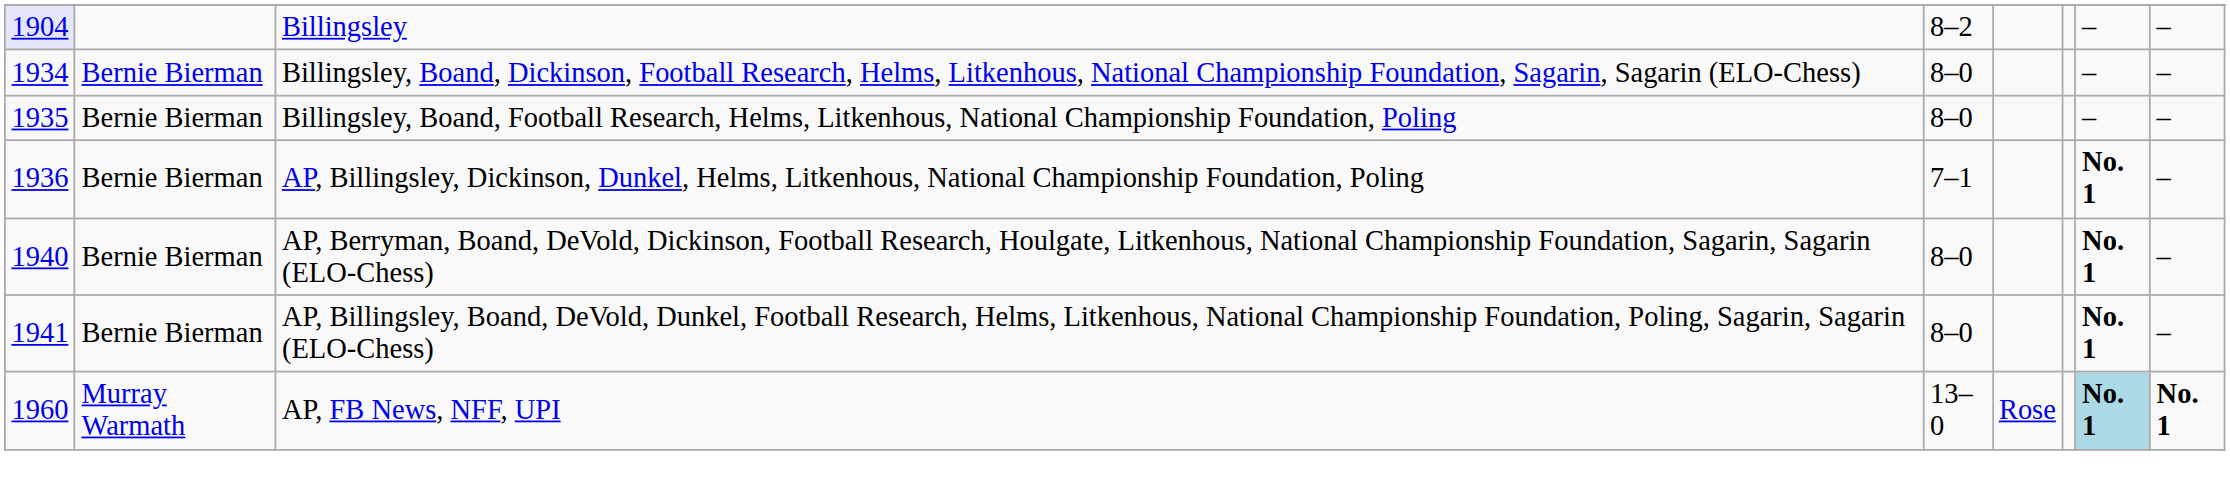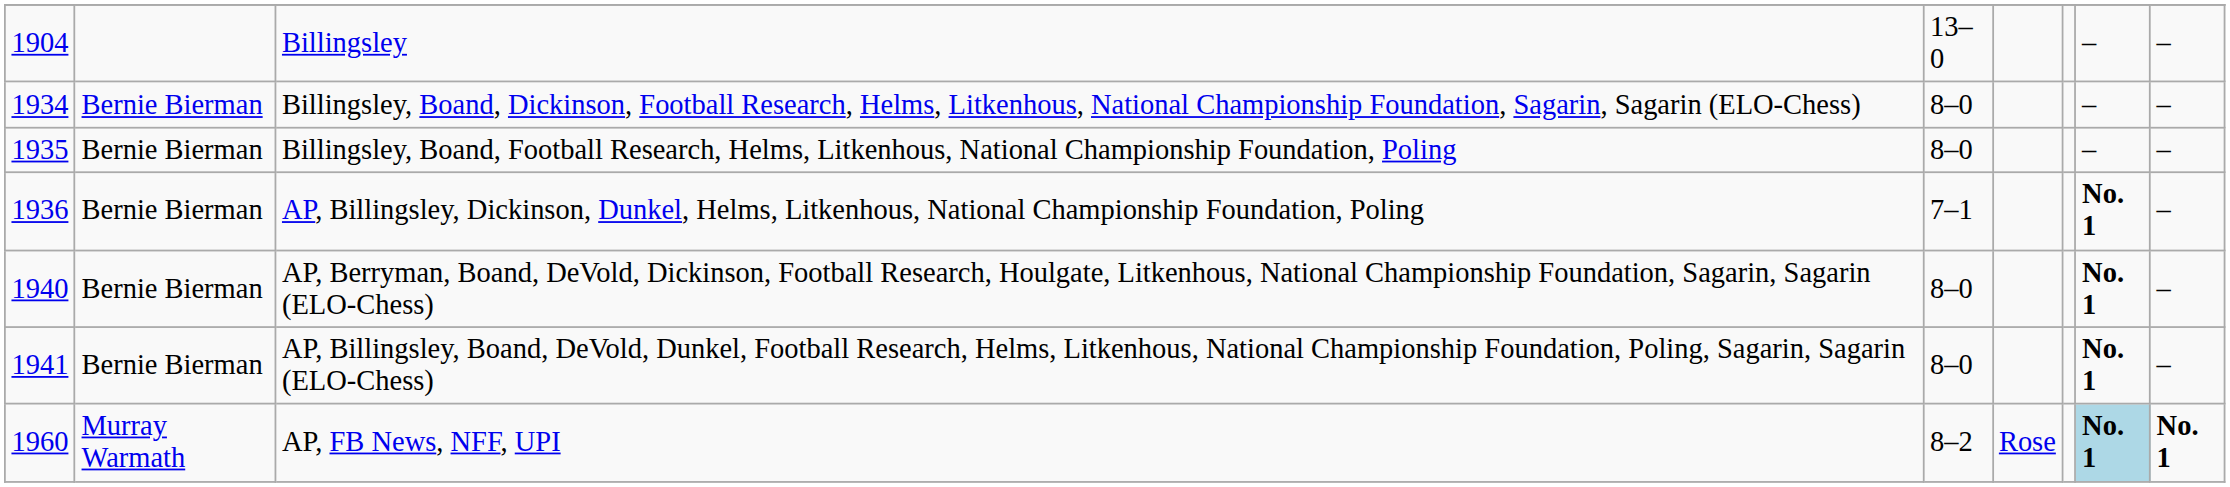(40, 27) lavender background -> (40, 43) no background
(1951, 27) 8–2 -> (1951, 43) 13–0
(1951, 410) 13–0 -> (1951, 442) 8–2
